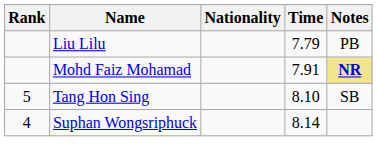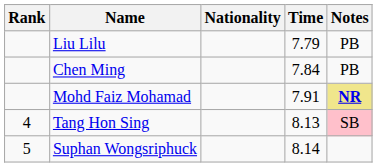+ row: (89, 70)
(27, 96) 5 -> (27, 123) 4
(306, 96) 8.10 -> (306, 123) 8.13
(350, 96) no background -> (350, 123) pink background
(27, 123) 4 -> (27, 149) 5
